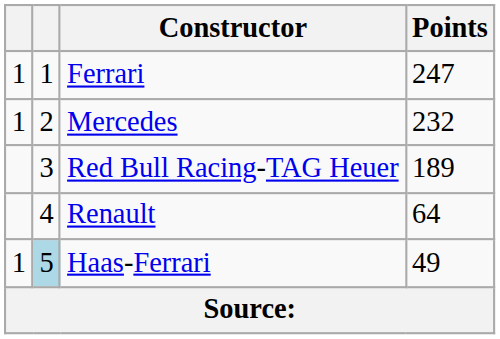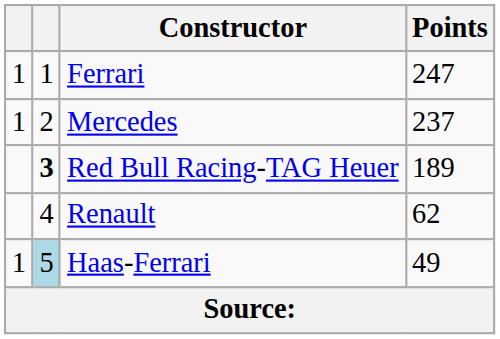(433, 121) 232 -> (433, 121) 237
(47, 168) normal -> (47, 168) bold
(426, 215) 64 -> (426, 215) 62
